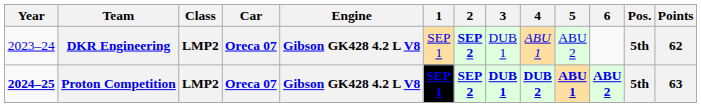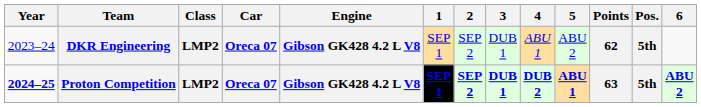columns swapped: (607, 15) <-> (676, 15)
(470, 45) bold -> (470, 45) normal
